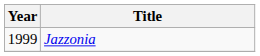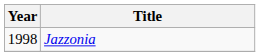(23, 39) 1999 -> (23, 39) 1998
